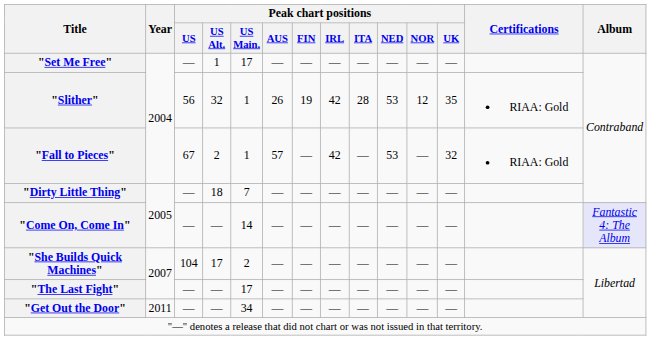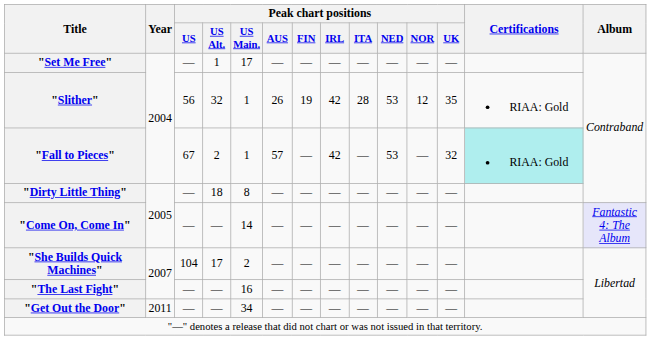(524, 162) no background -> (524, 162) paleturquoise background
(247, 193) 7 -> (247, 193) 8
(247, 289) 17 -> (247, 289) 16
